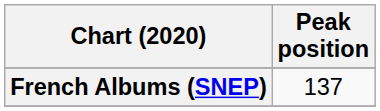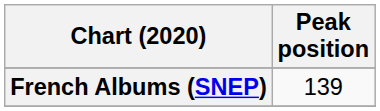(323, 86) 137 -> (323, 86) 139
